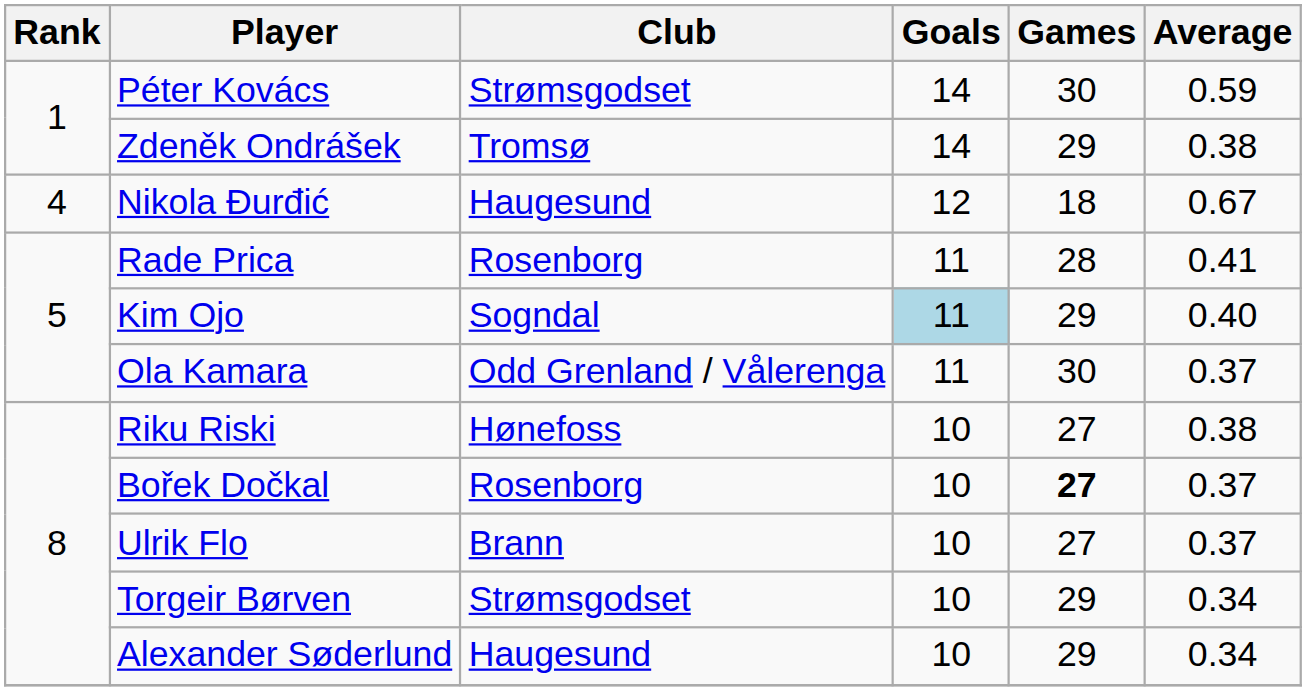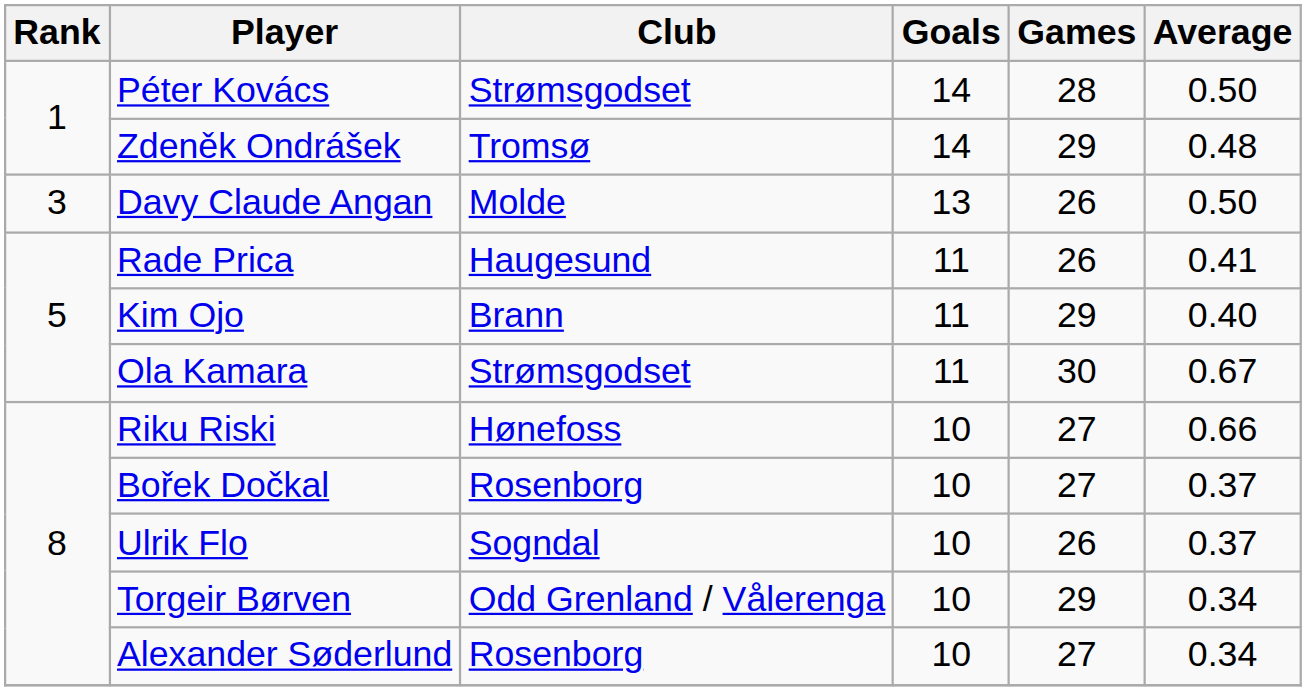(1077, 89) 30 -> (1077, 89) 28
(1223, 89) 0.59 -> (1223, 89) 0.50
(1223, 145) 0.38 -> (1223, 145) 0.48
+ row: (275, 202)
- row: (223, 202)
(556, 259) Rosenborg -> (560, 259) Haugesund
(1077, 259) 28 -> (1077, 259) 26
(534, 315) Sogndal -> (516, 315) Brann
(951, 315) lightblue background -> (951, 315) no background
(677, 372) Odd Grenland / Vålerenga -> (580, 372) Strømsgodset
(1223, 372) 0.37 -> (1223, 372) 0.67
(1223, 428) 0.38 -> (1223, 428) 0.66
(1077, 485) bold -> (1077, 485) normal
(516, 542) Brann -> (534, 542) Sogndal
(1077, 542) 27 -> (1077, 542) 26
(580, 598) Strømsgodset -> (677, 598) Odd Grenland / Vålerenga
(560, 655) Haugesund -> (556, 655) Rosenborg
(1077, 655) 29 -> (1077, 655) 27
